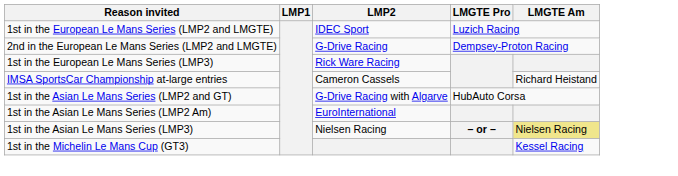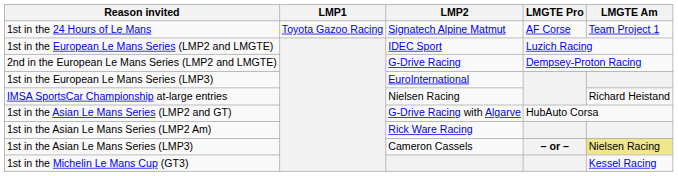+ row: (79, 29)
(357, 63) Rick Ware Racing -> (429, 79) EuroInternational
(357, 79) Cameron Cassels -> (424, 96) Nielsen Racing
(356, 113) EuroInternational -> (431, 129) Rick Ware Racing
(351, 129) Nielsen Racing -> (430, 146) Cameron Cassels
